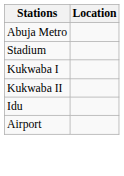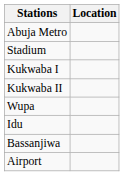+ row: (21, 106)
+ row: (34, 143)
